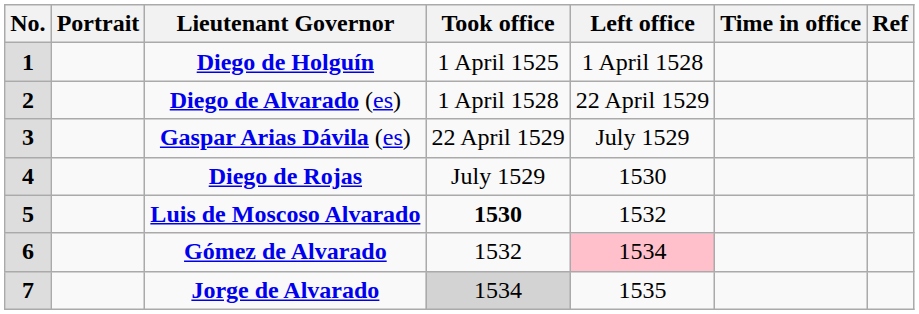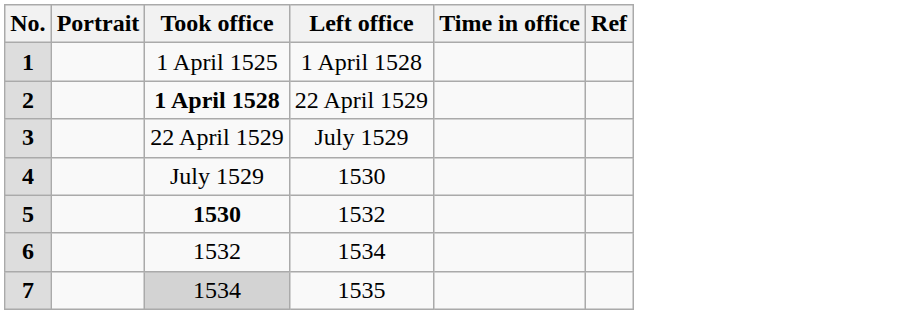- column: (285, 23)
(498, 99) normal -> (217, 99) bold
(643, 251) pink background -> (361, 251) no background
